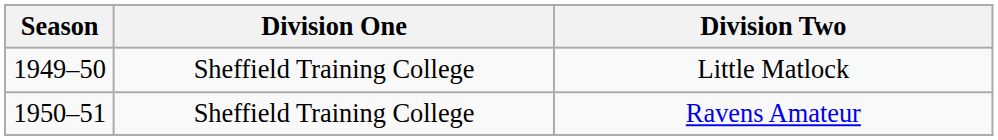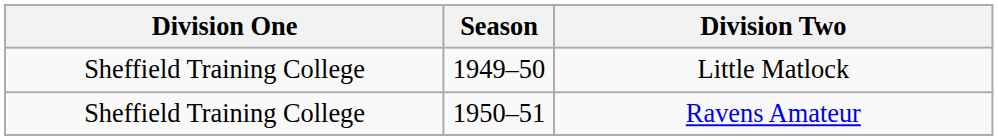columns swapped: (60, 25) <-> (334, 25)
